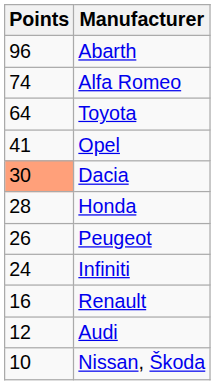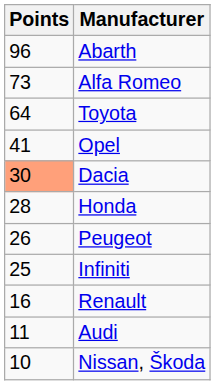(20, 82) 74 -> (20, 82) 73
(20, 269) 24 -> (20, 269) 25
(20, 332) 12 -> (19, 332) 11
